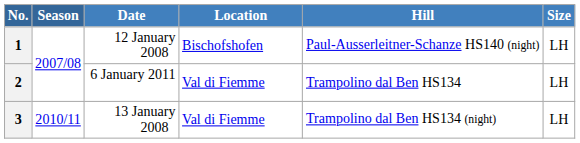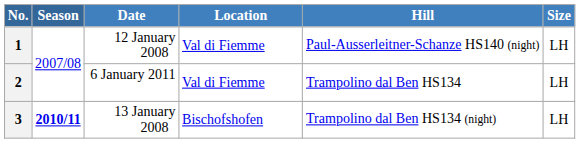(223, 45) Bischofshofen -> (223, 45) Val di Fiemme
(58, 119) normal -> (58, 119) bold
(223, 119) Val di Fiemme -> (223, 119) Bischofshofen
